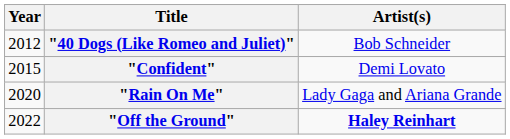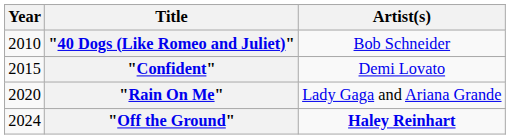(25, 43) 2012 -> (25, 43) 2010
(25, 120) 2022 -> (25, 120) 2024
